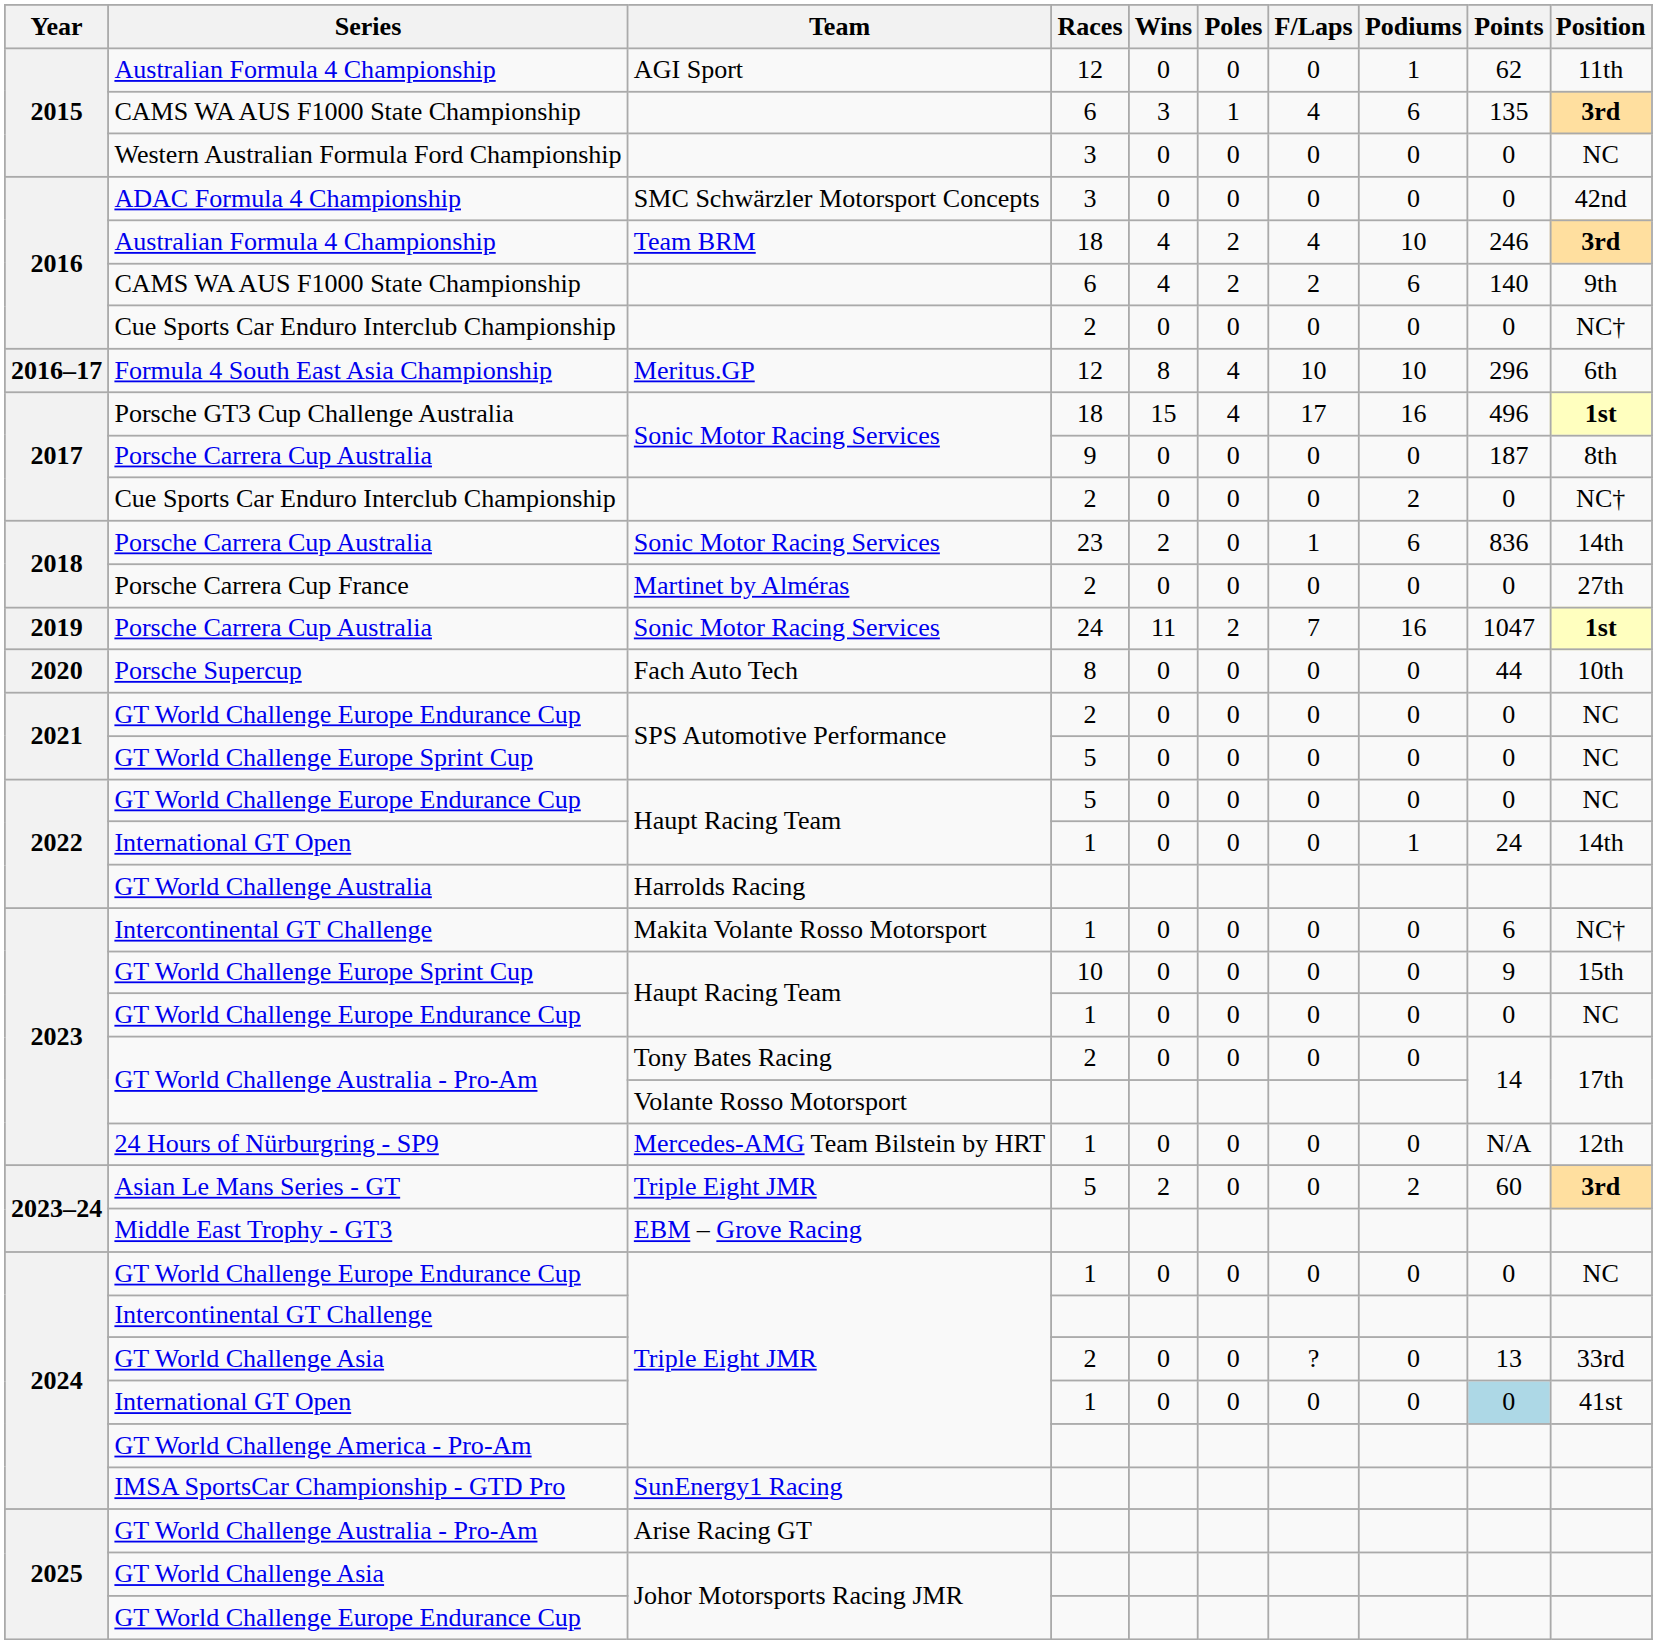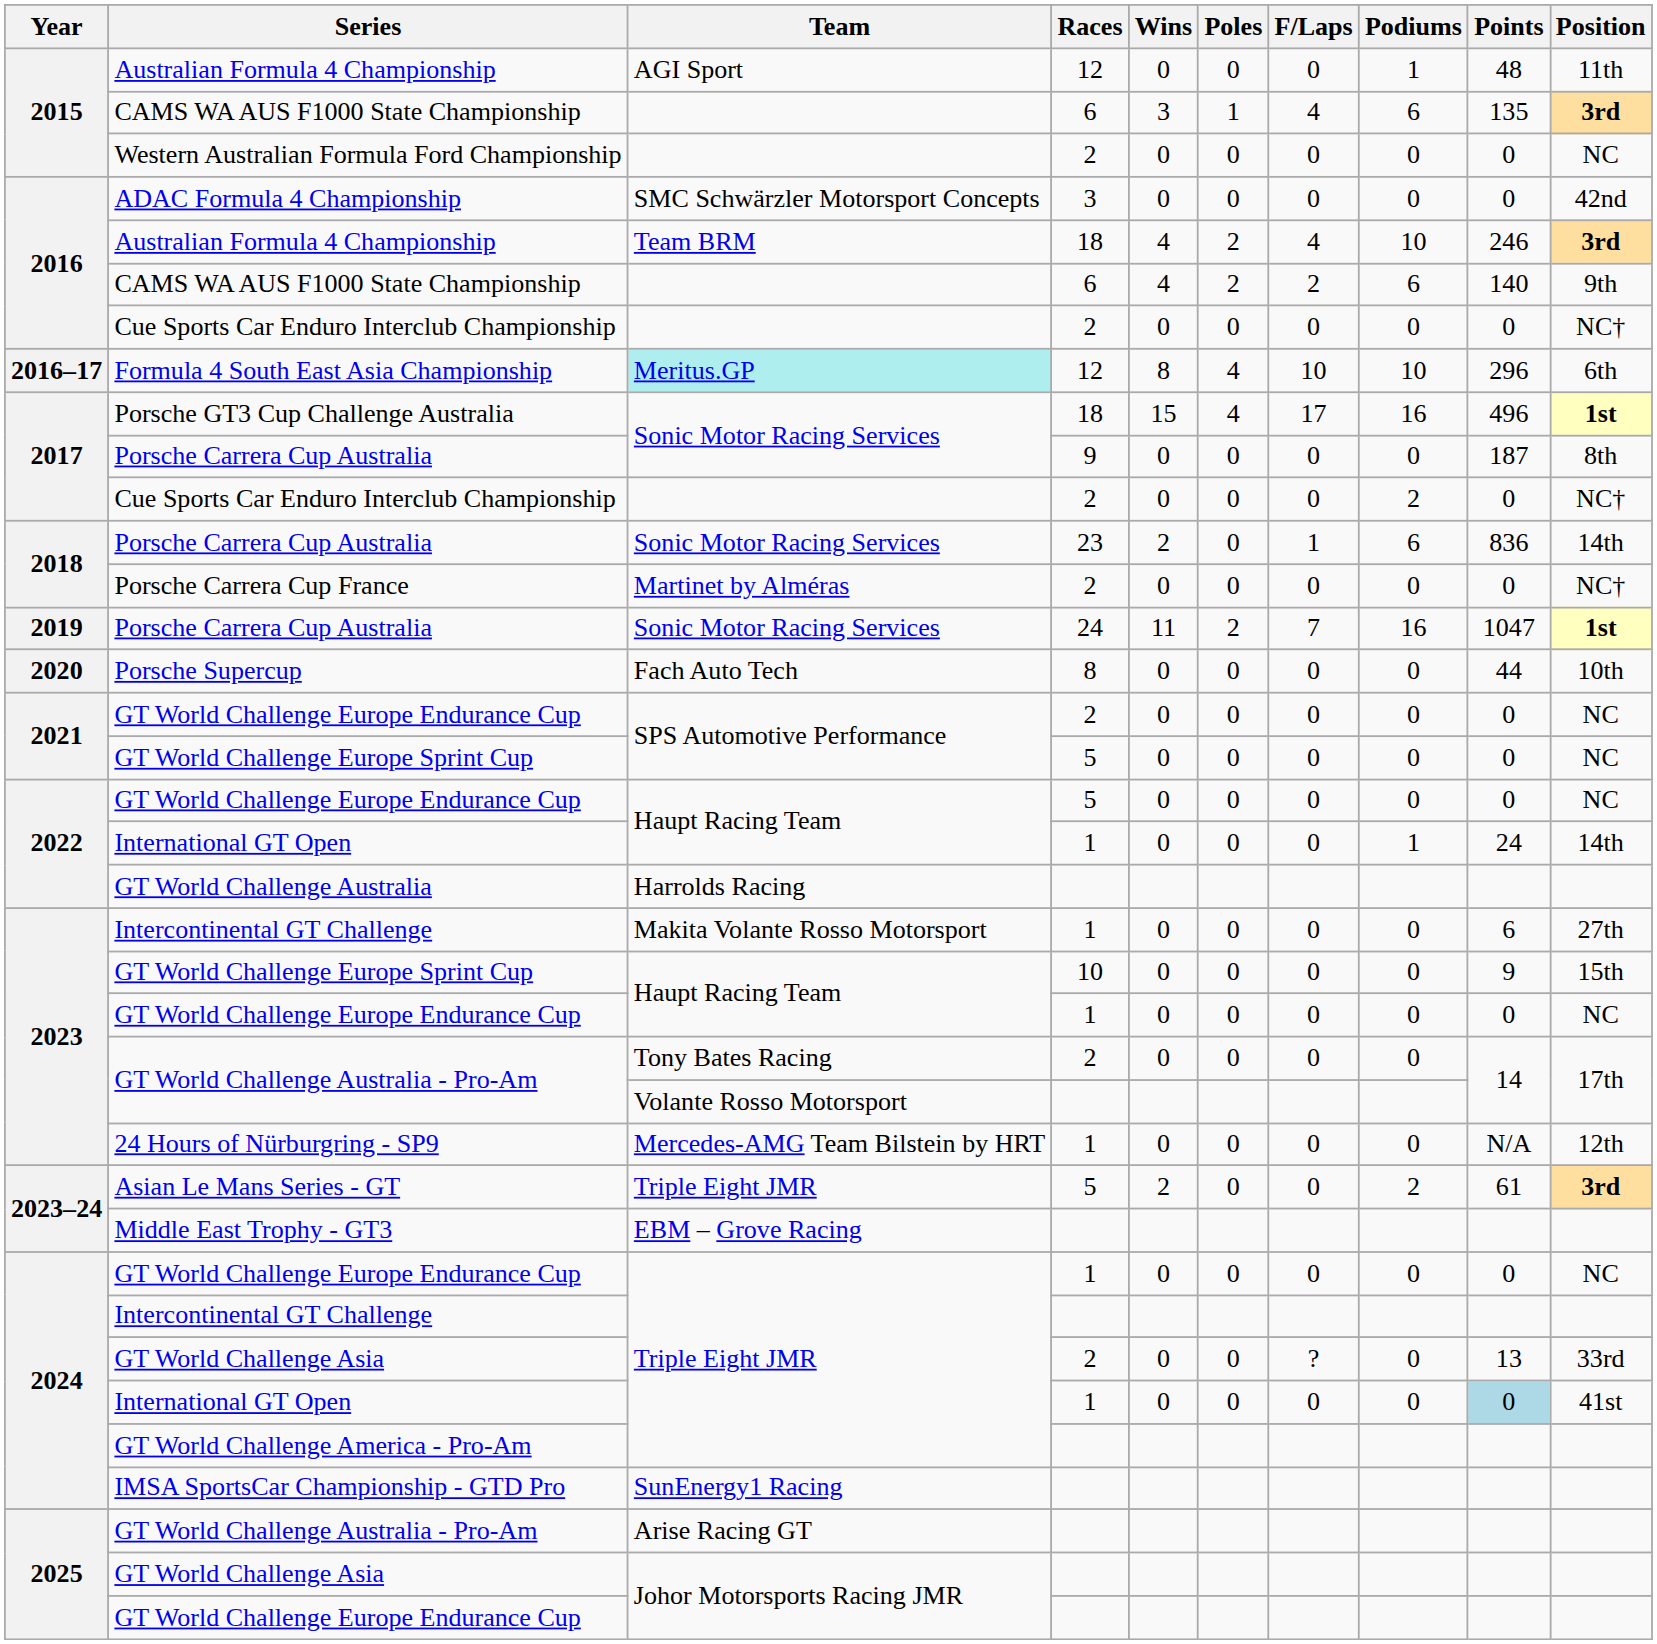(1509, 69) 62 -> (1509, 69) 48
(1090, 155) 3 -> (1090, 155) 2
(694, 370) no background -> (694, 370) paleturquoise background
(1601, 585) 27th -> (1601, 585) NC†
(1601, 929) NC† -> (1601, 929) 27th
(1509, 1187) 60 -> (1509, 1187) 61
